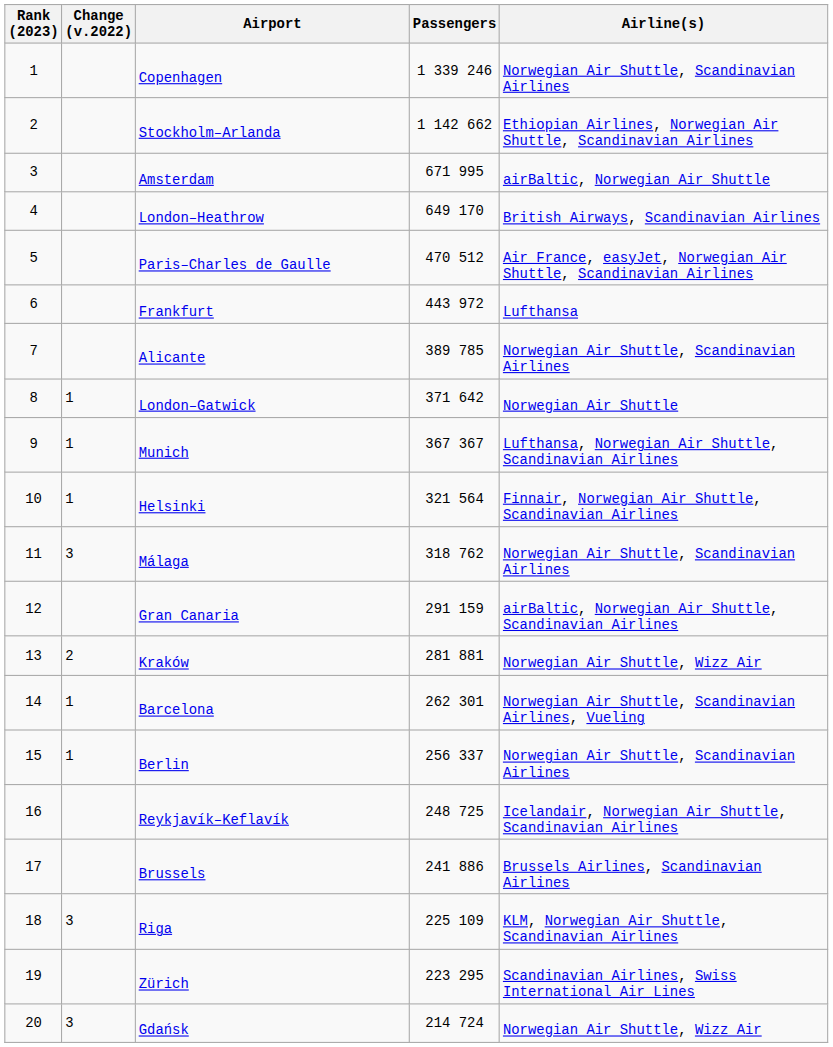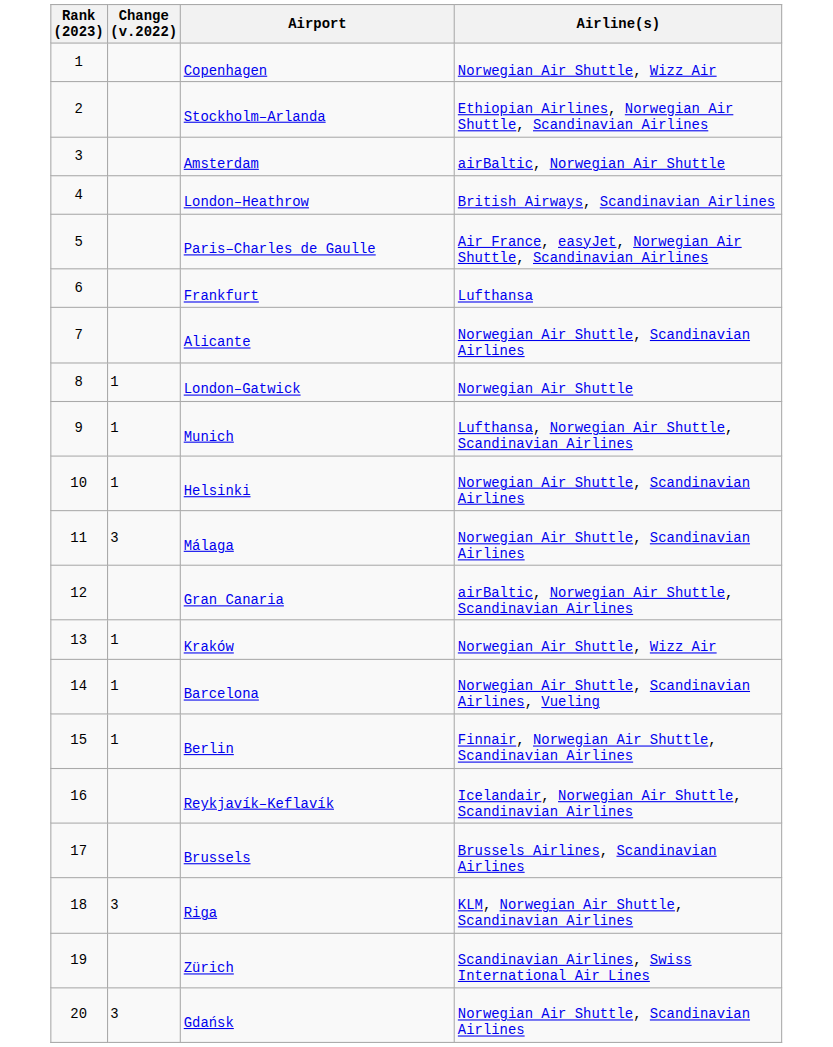- column: (455, 24)
(649, 79) Norwegian Air Shuttle, Scandinavian Airlines -> (587, 71) Norwegian Air Shuttle, Wizz Air
(632, 507) Finnair, Norwegian Air Shuttle, Scandinavian Airlines -> (604, 491) Norwegian Air Shuttle, Scandinavian Airlines
(69, 656) 2 -> (115, 640) 1
(649, 765) Norwegian Air Shuttle, Scandinavian Airlines -> (587, 749) Finnair, Norwegian Air Shuttle, Scandinavian Airlines
(632, 1031) Norwegian Air Shuttle, Wizz Air -> (604, 1023) Norwegian Air Shuttle, Scandinavian Airlines
